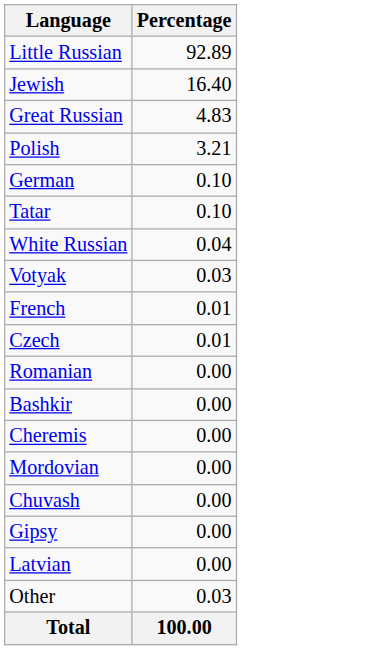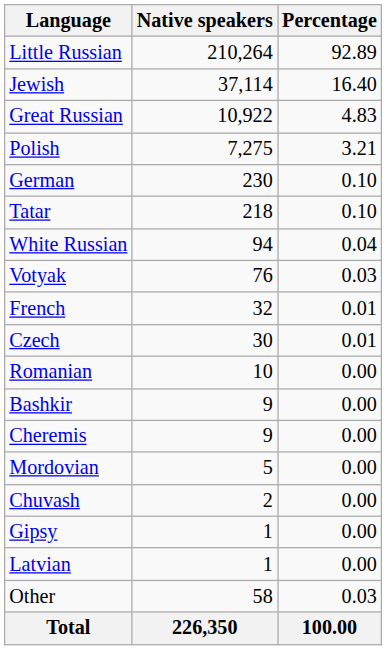+ column: (205, 20)
